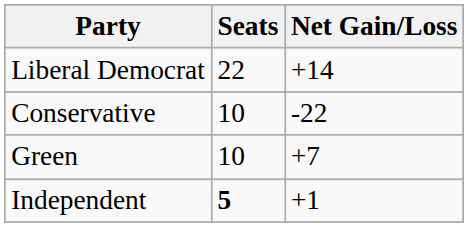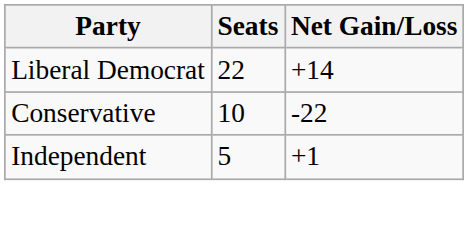- row: (45, 156)
(224, 199) bold -> (224, 156) normal
